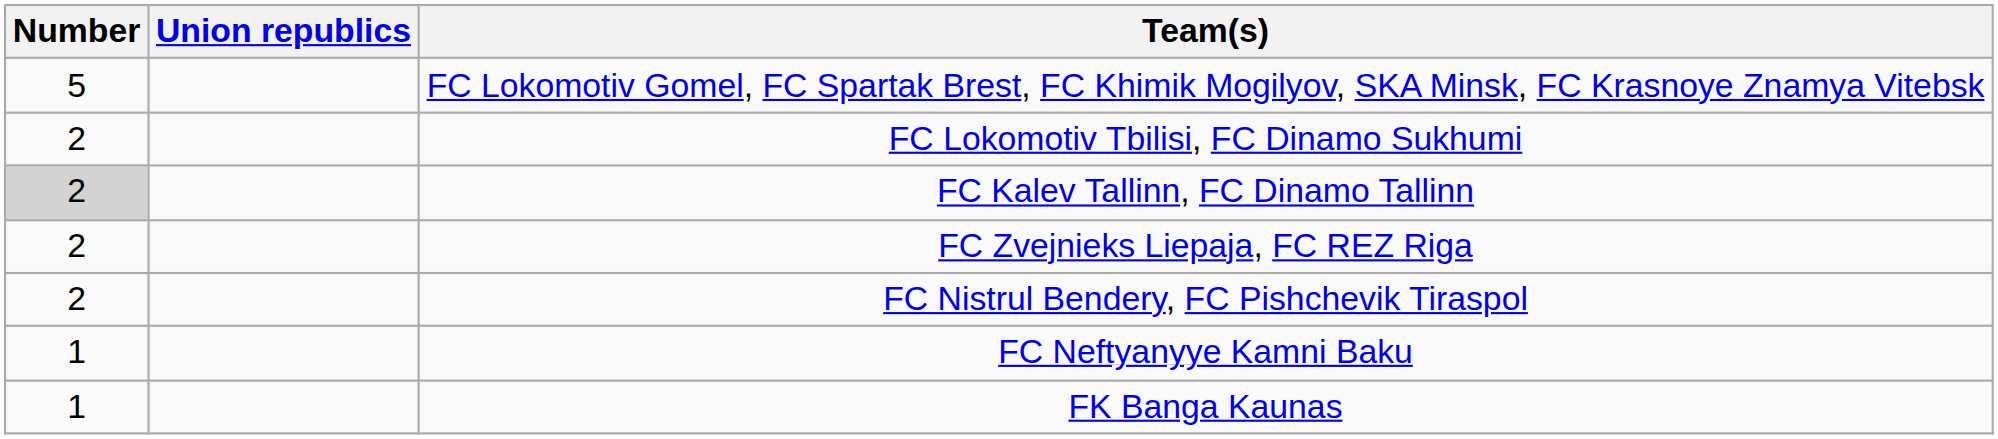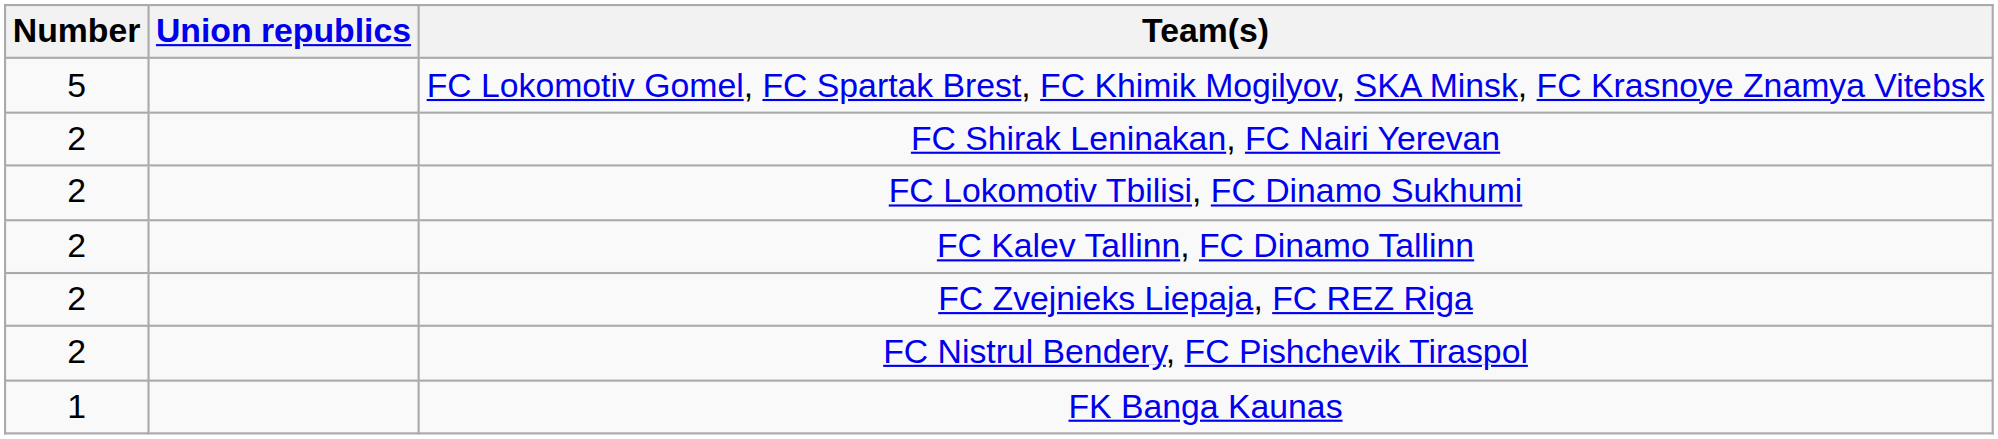+ row: (1206, 138)
(77, 191) lightgrey background -> (77, 245) no background
- row: (1206, 352)
